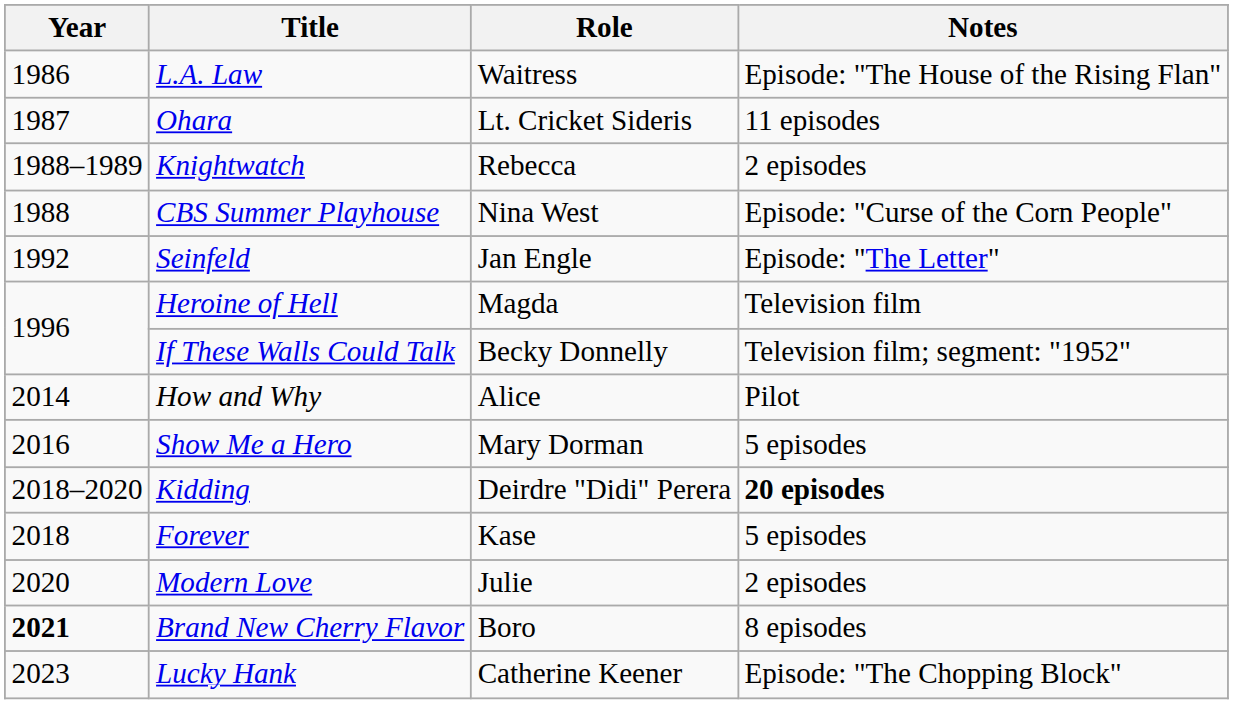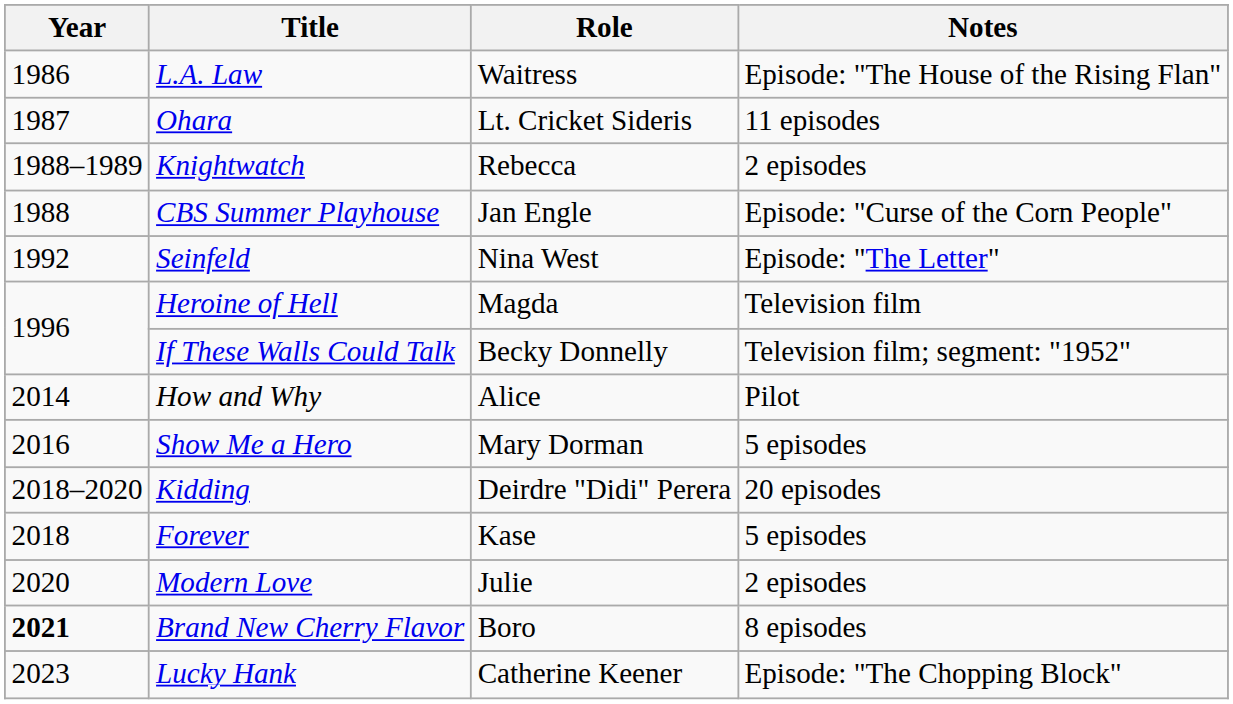(538, 212) Nina West -> (535, 212) Jan Engle
(535, 258) Jan Engle -> (538, 258) Nina West
(814, 489) bold -> (813, 489) normal
